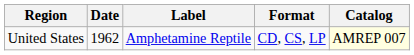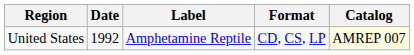(105, 38) 1962 -> (105, 38) 1992
